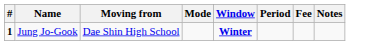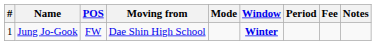+ column: (93, 13)
(10, 31) bold -> (10, 31) normal
